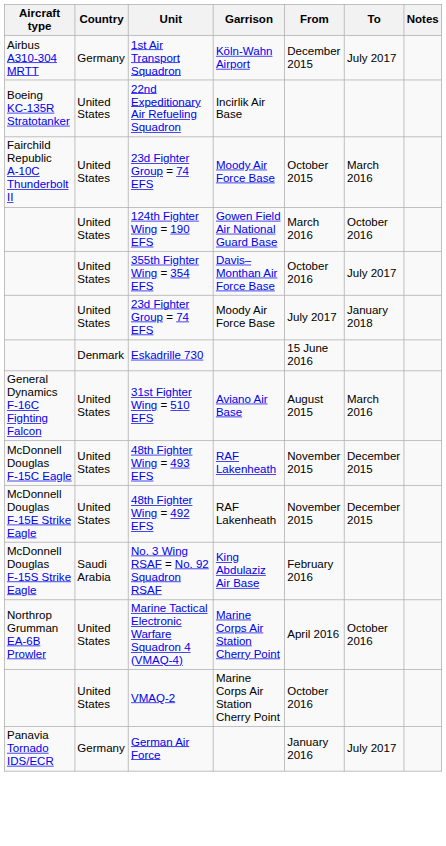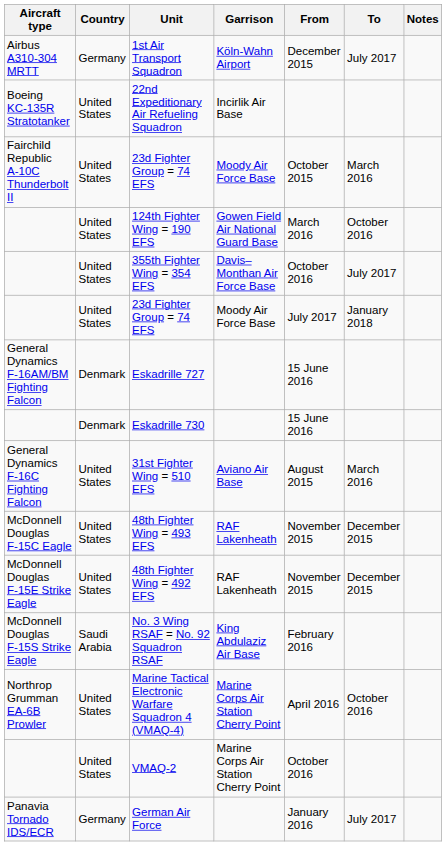+ row: (38, 374)
